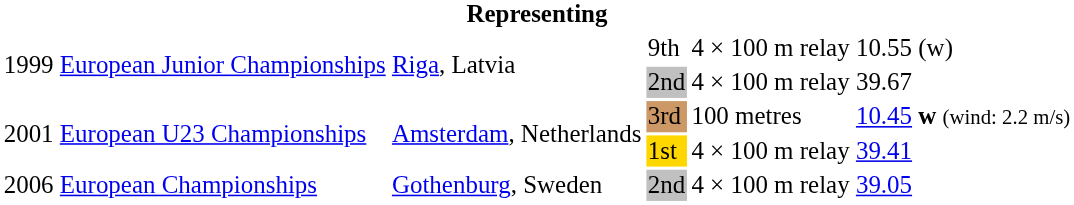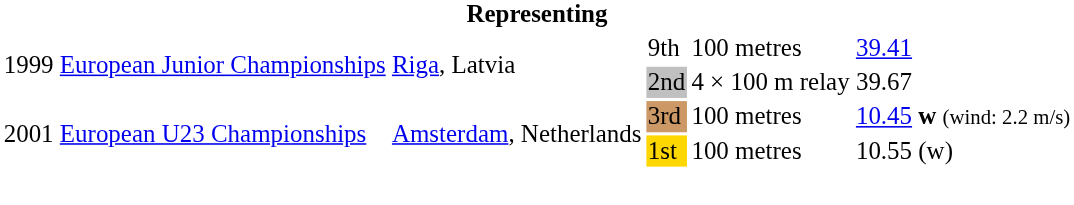(771, 47) 4 × 100 m relay -> (747, 47) 100 metres
(904, 47) 10.55 (w) -> (884, 47) 39.41
(771, 150) 4 × 100 m relay -> (747, 150) 100 metres
(884, 150) 39.41 -> (904, 150) 10.55 (w)
- row: (29, 185)
